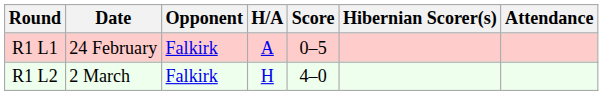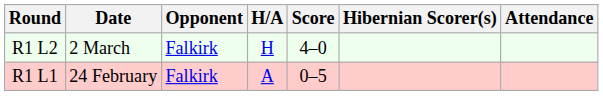rows swapped: (35, 47) <-> (35, 76)
